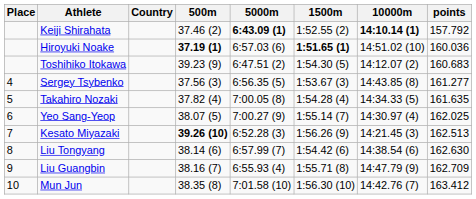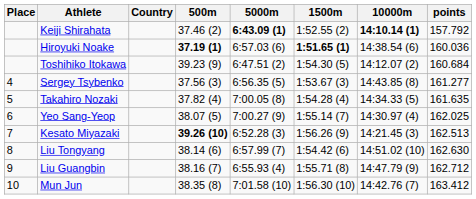(392, 47) 14:51.02 (10) -> (389, 47) 14:38.54 (6)
(449, 64) 160.683 -> (449, 64) 160.684
(389, 151) 14:38.54 (6) -> (392, 151) 14:51.02 (10)
(449, 168) 162.709 -> (449, 168) 162.712
